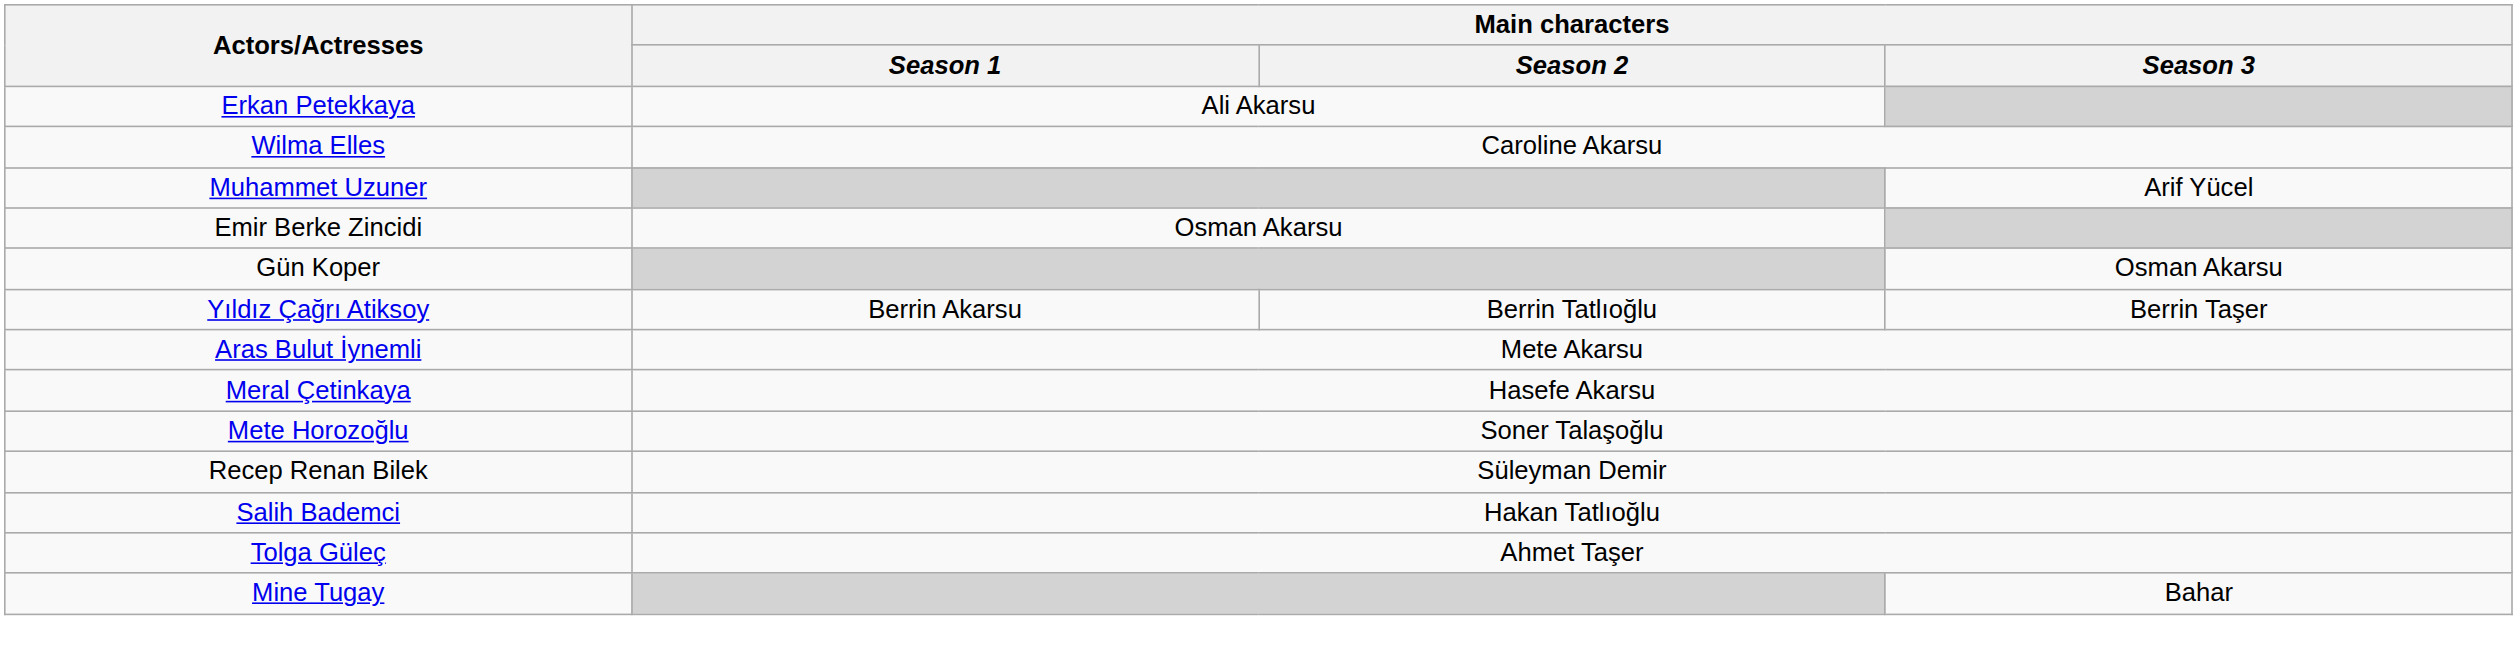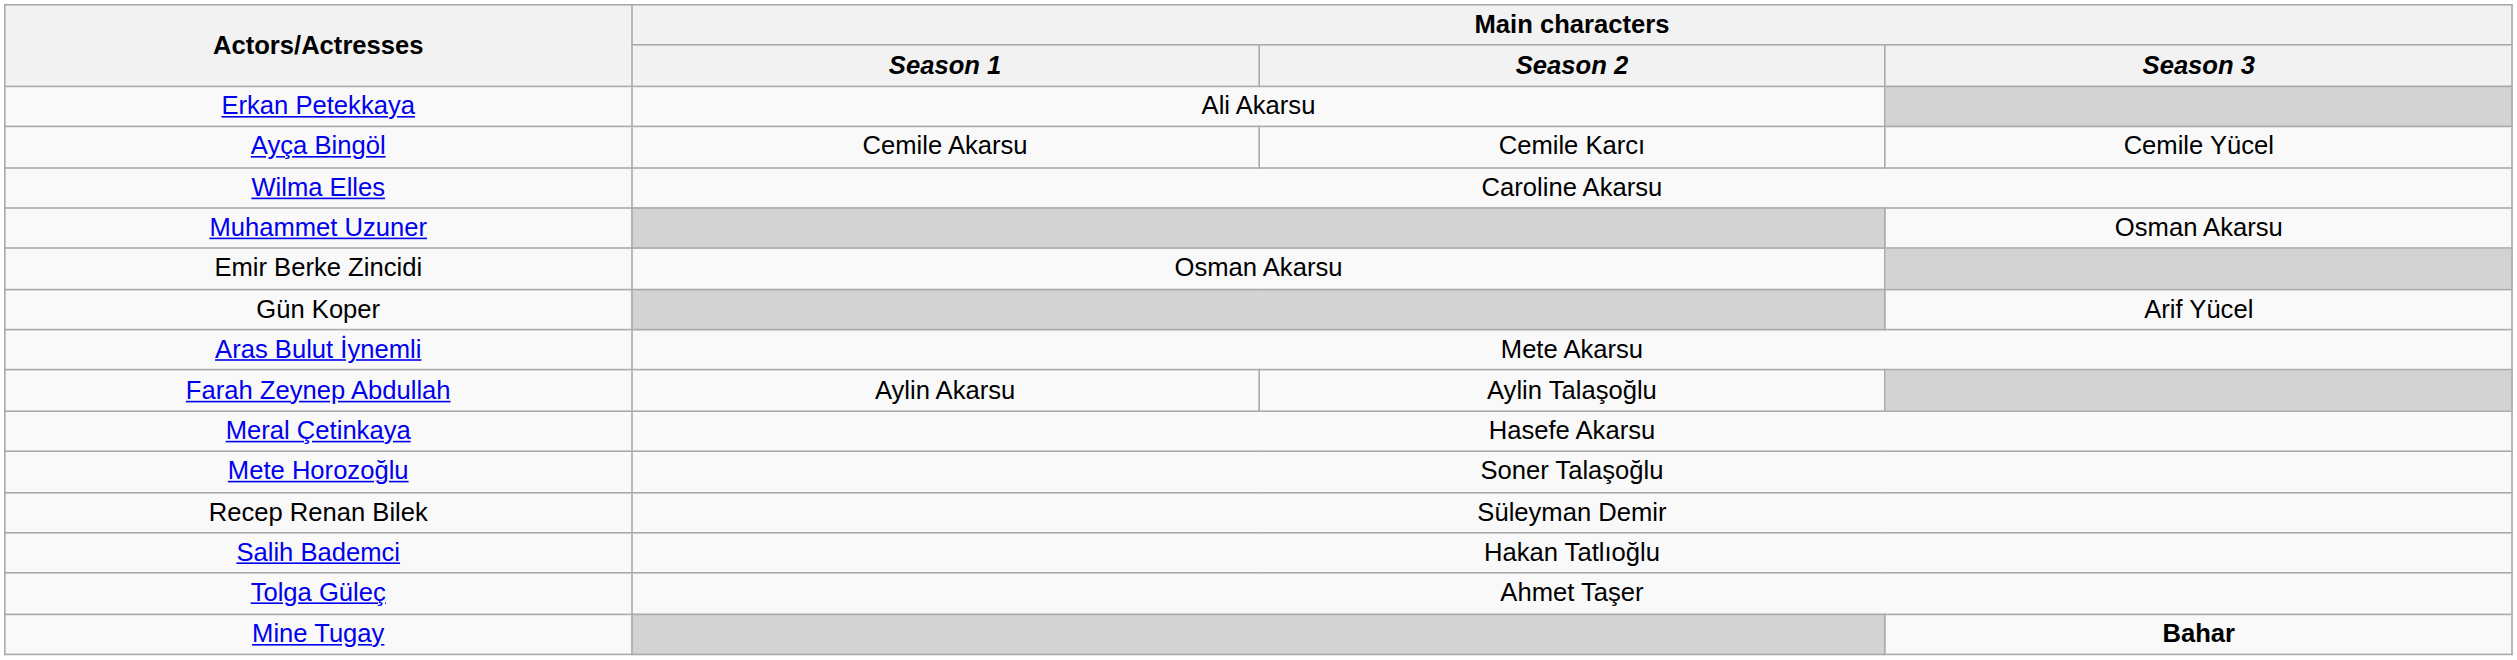+ row: (318, 146)
(2199, 187) Arif Yücel -> (2199, 227) Osman Akarsu
(2199, 268) Osman Akarsu -> (2199, 308) Arif Yücel
- row: (318, 308)
+ row: (318, 390)
(2199, 593) normal -> (2199, 633) bold
